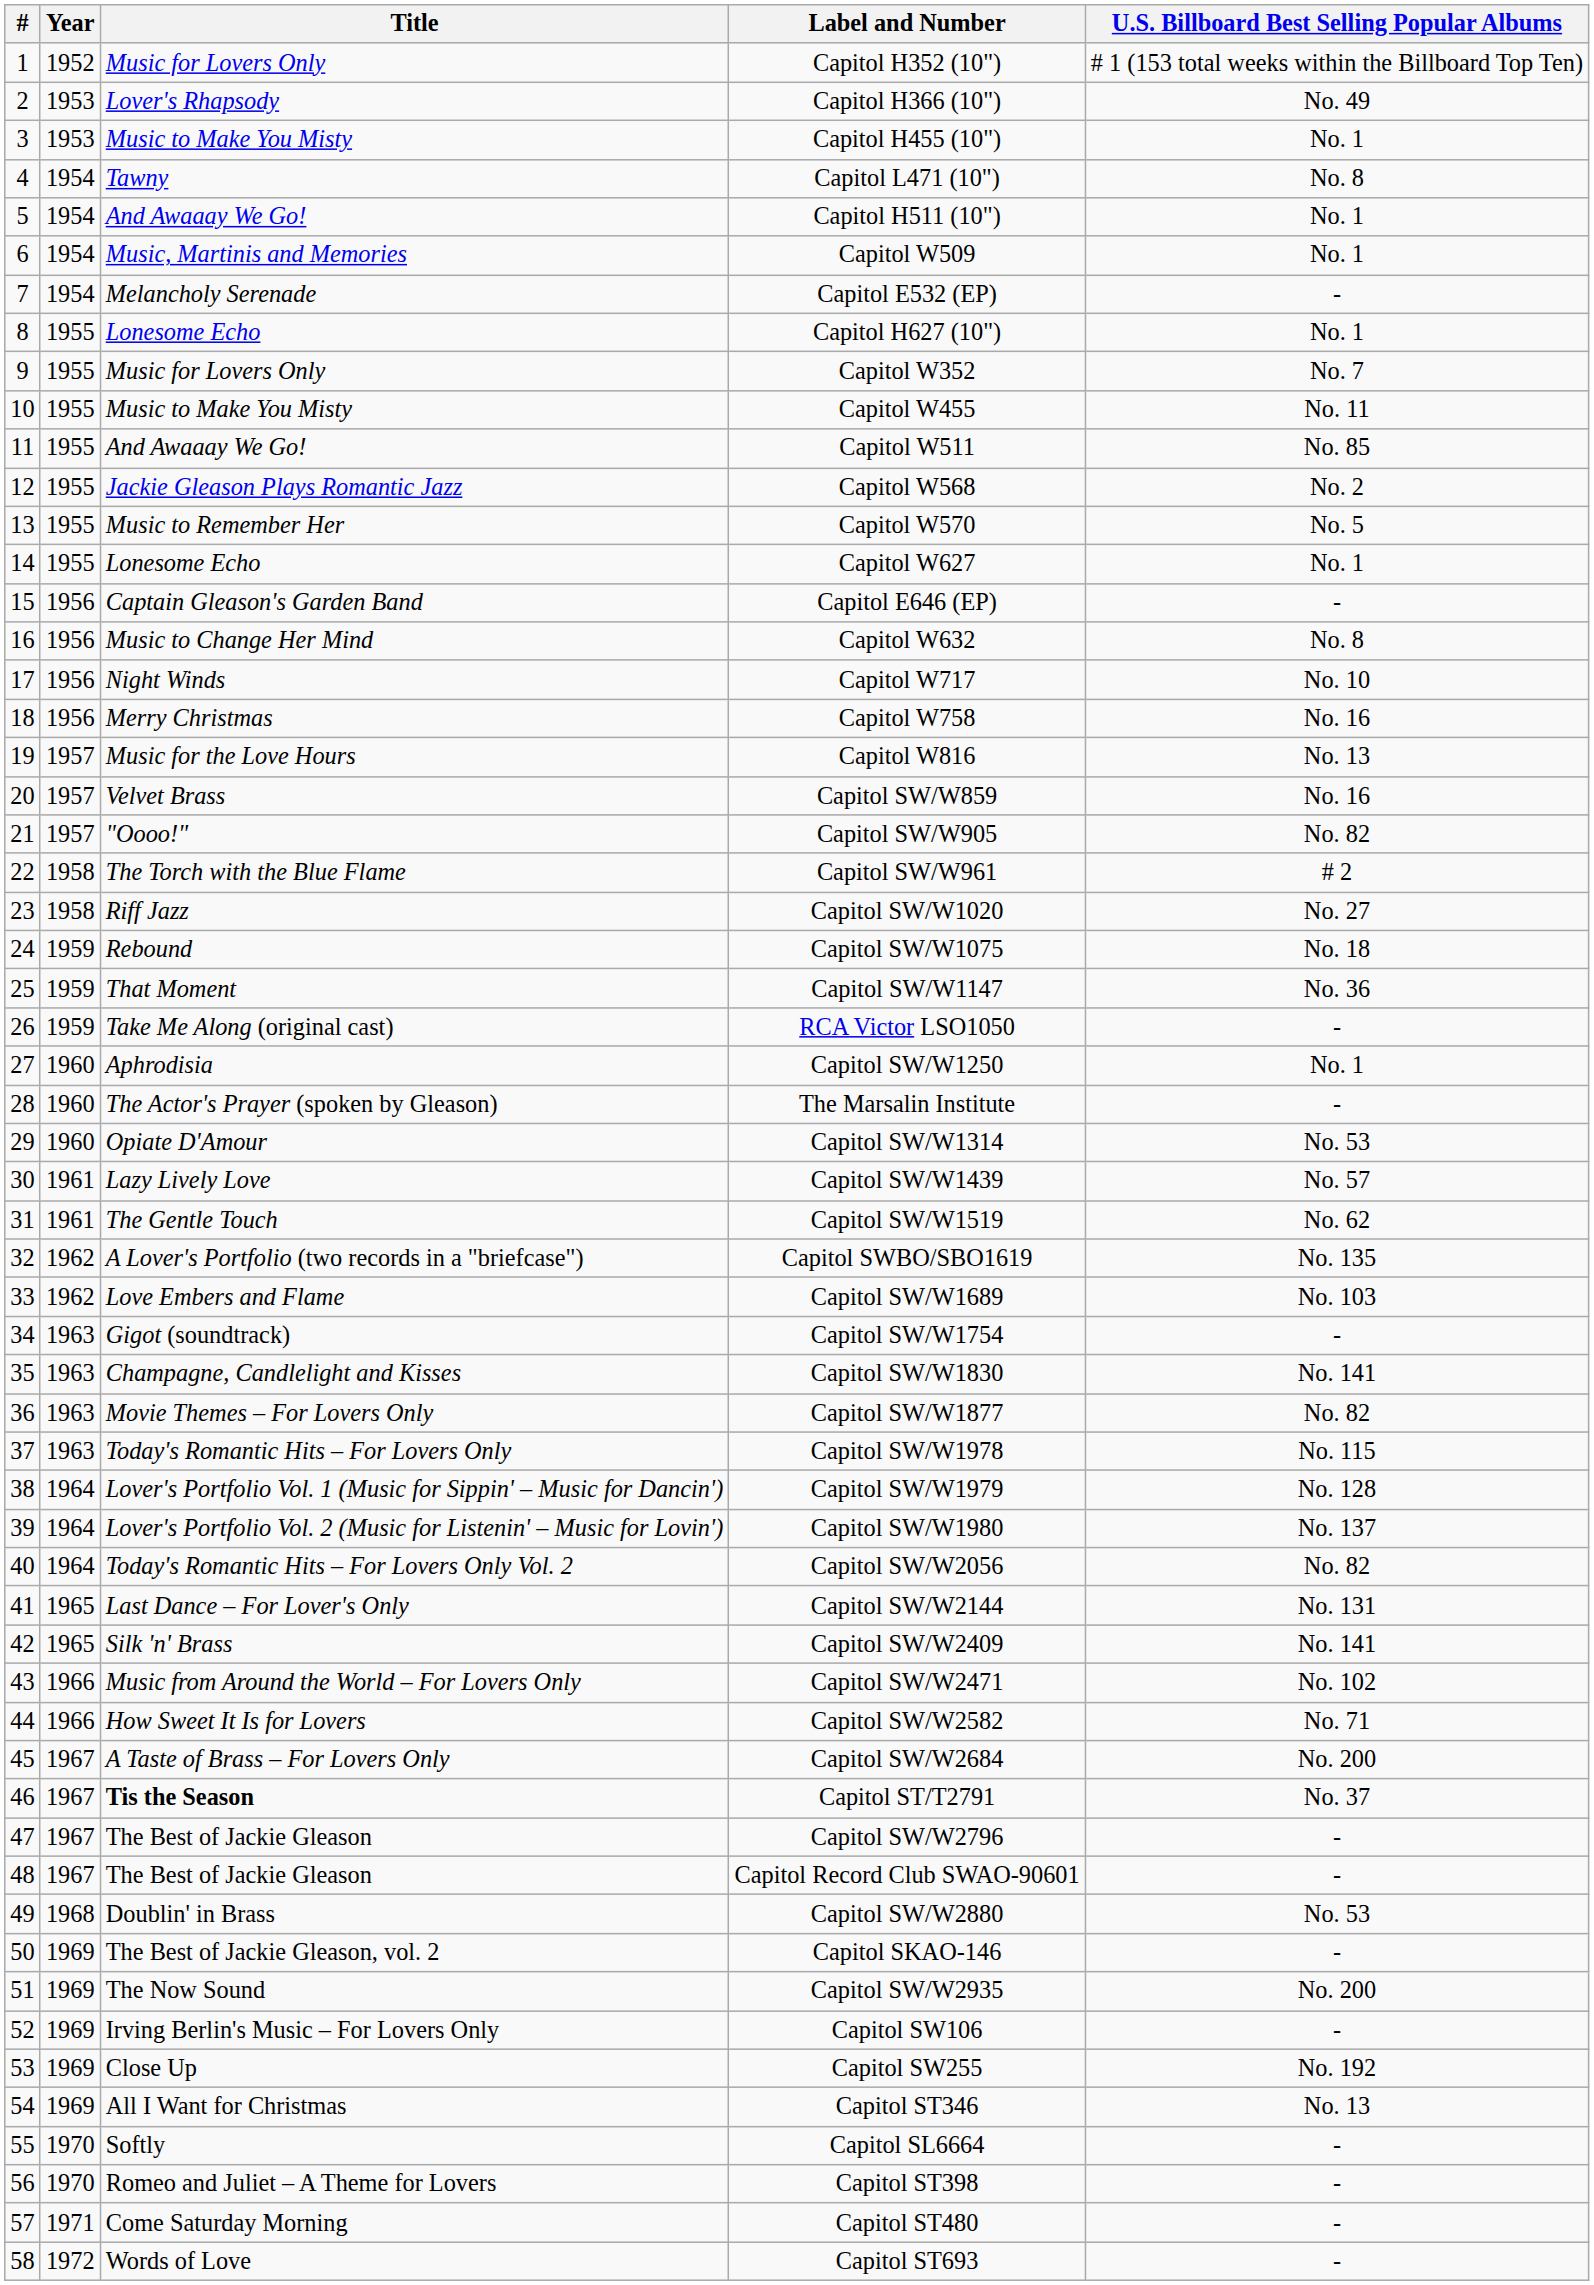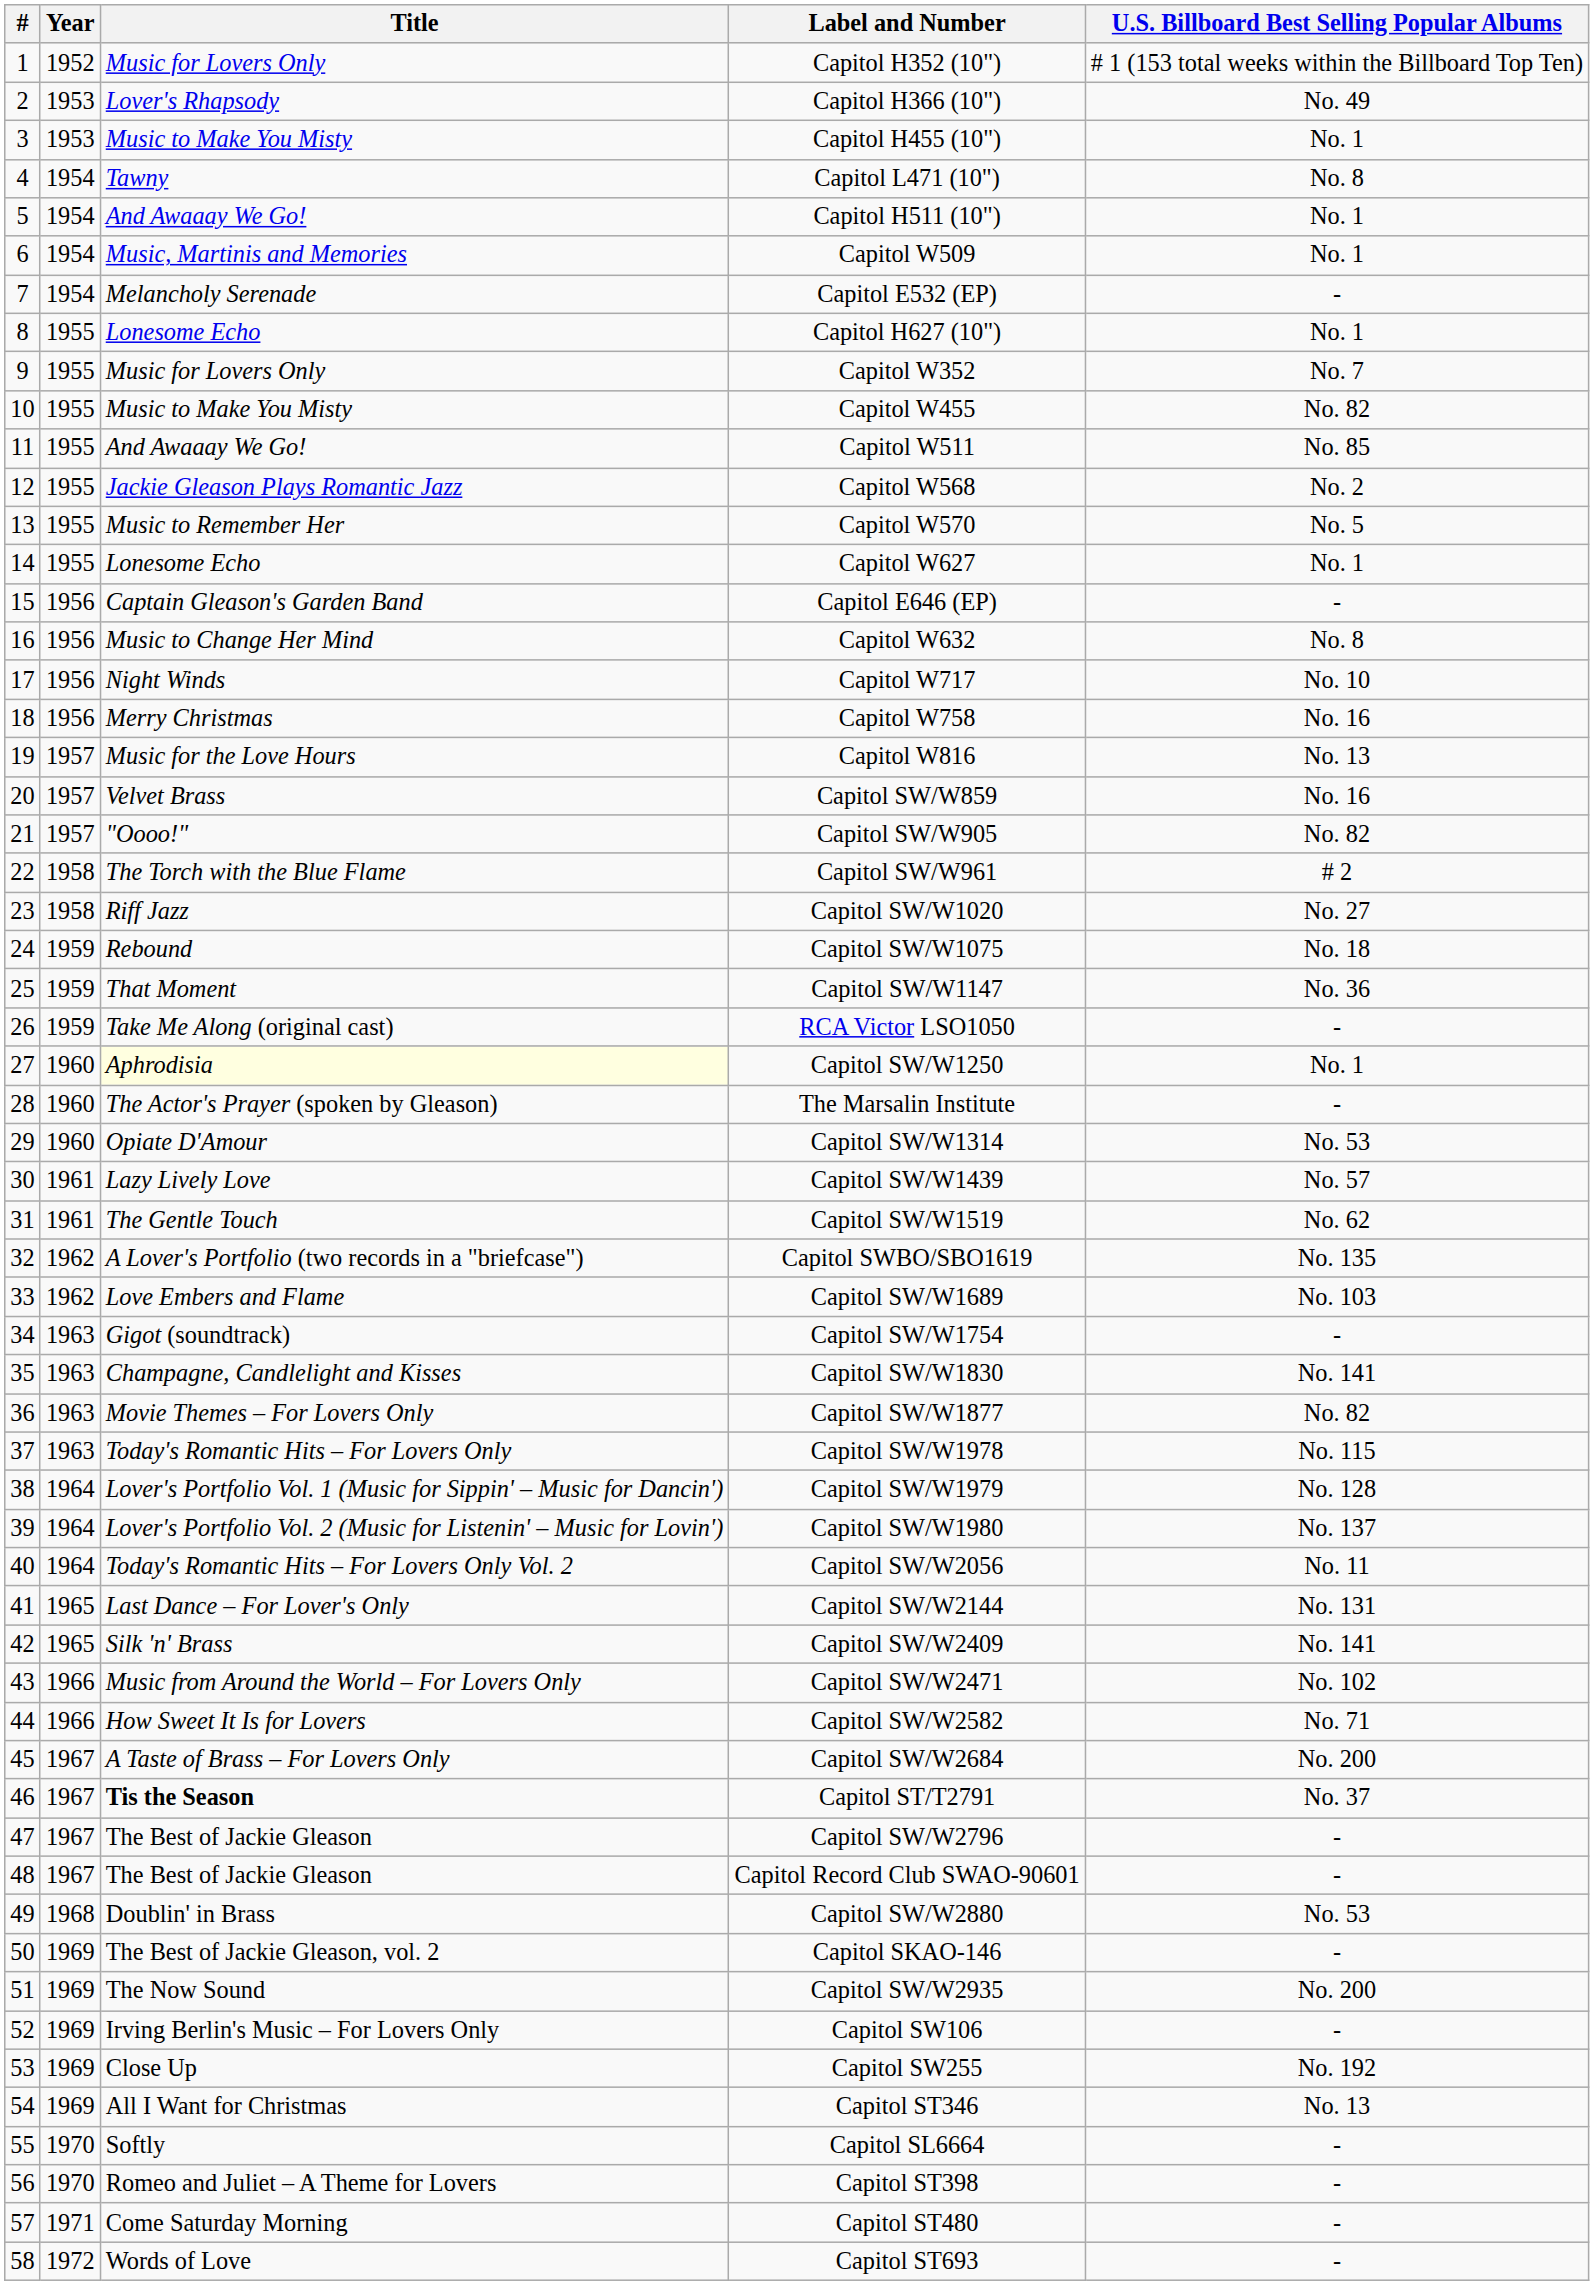(1337, 409) No. 11 -> (1337, 409) No. 82
(159, 1065) no background -> (159, 1065) lightyellow background
(1337, 1566) No. 82 -> (1337, 1566) No. 11
